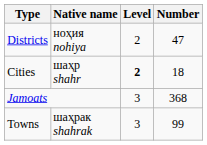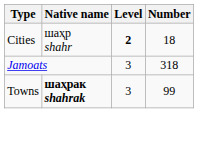- row: (27, 39)
(178, 98) 368 -> (169, 65) 318
(73, 123) normal -> (65, 91) bold
